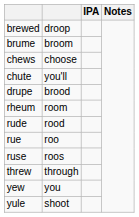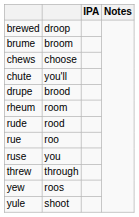(54, 156) roos -> (52, 156) you
(52, 188) you -> (54, 188) roos
